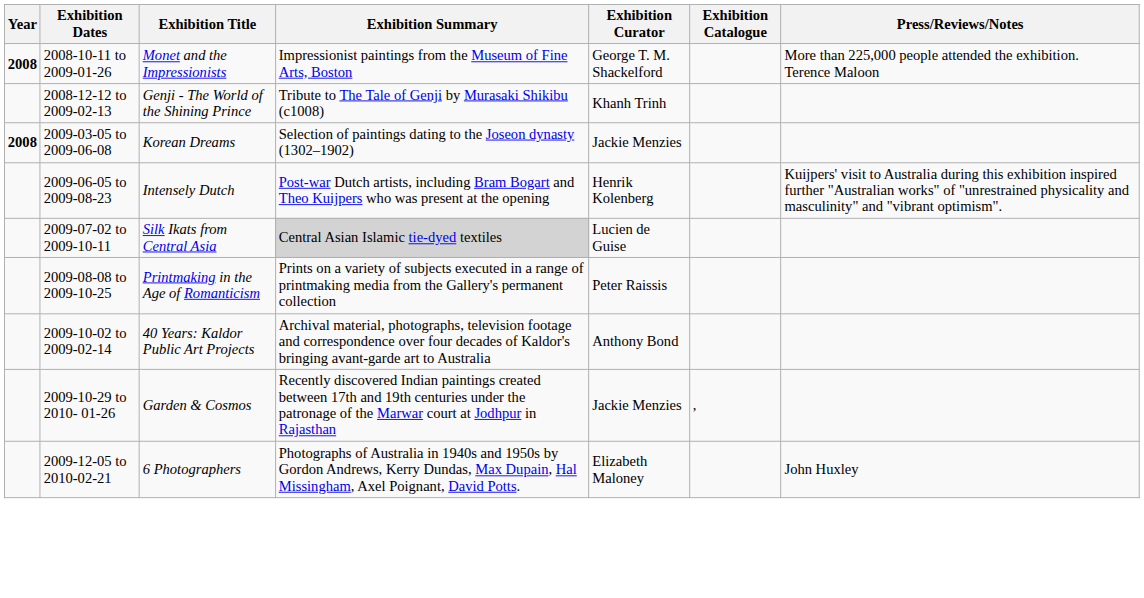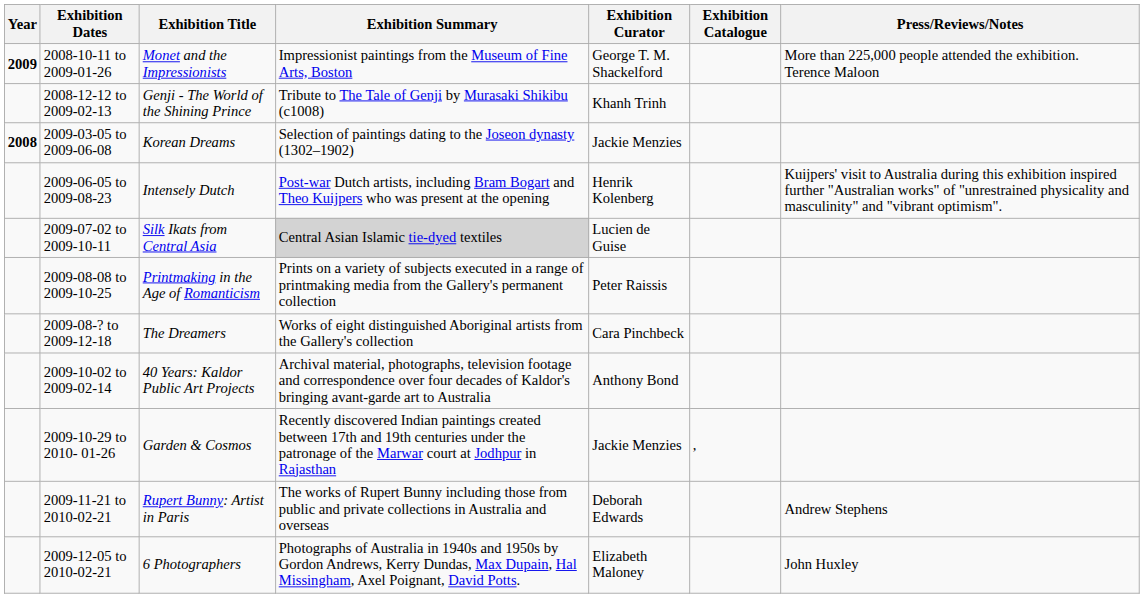(22, 63) 2008 -> (22, 63) 2009
+ row: (81, 333)
+ row: (85, 509)
